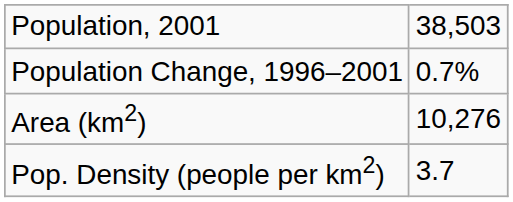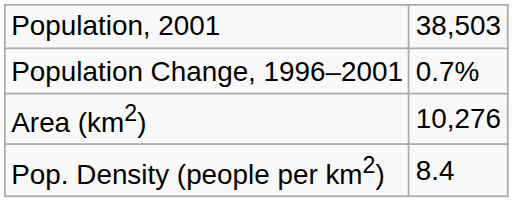(435, 170) 3.7 -> (435, 170) 8.4
